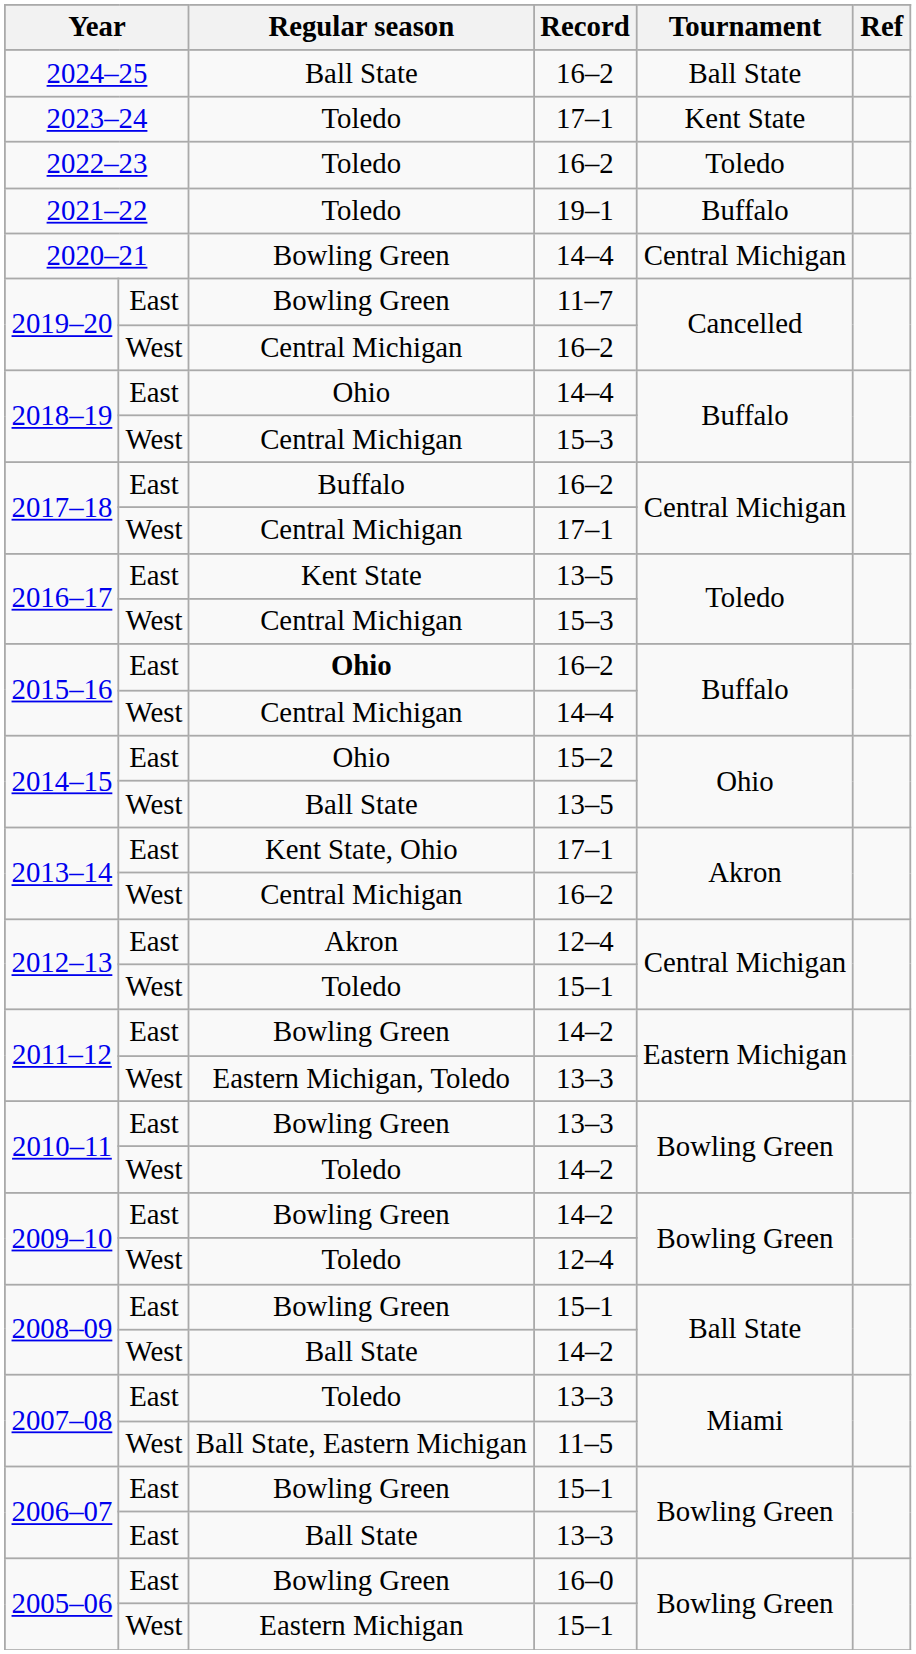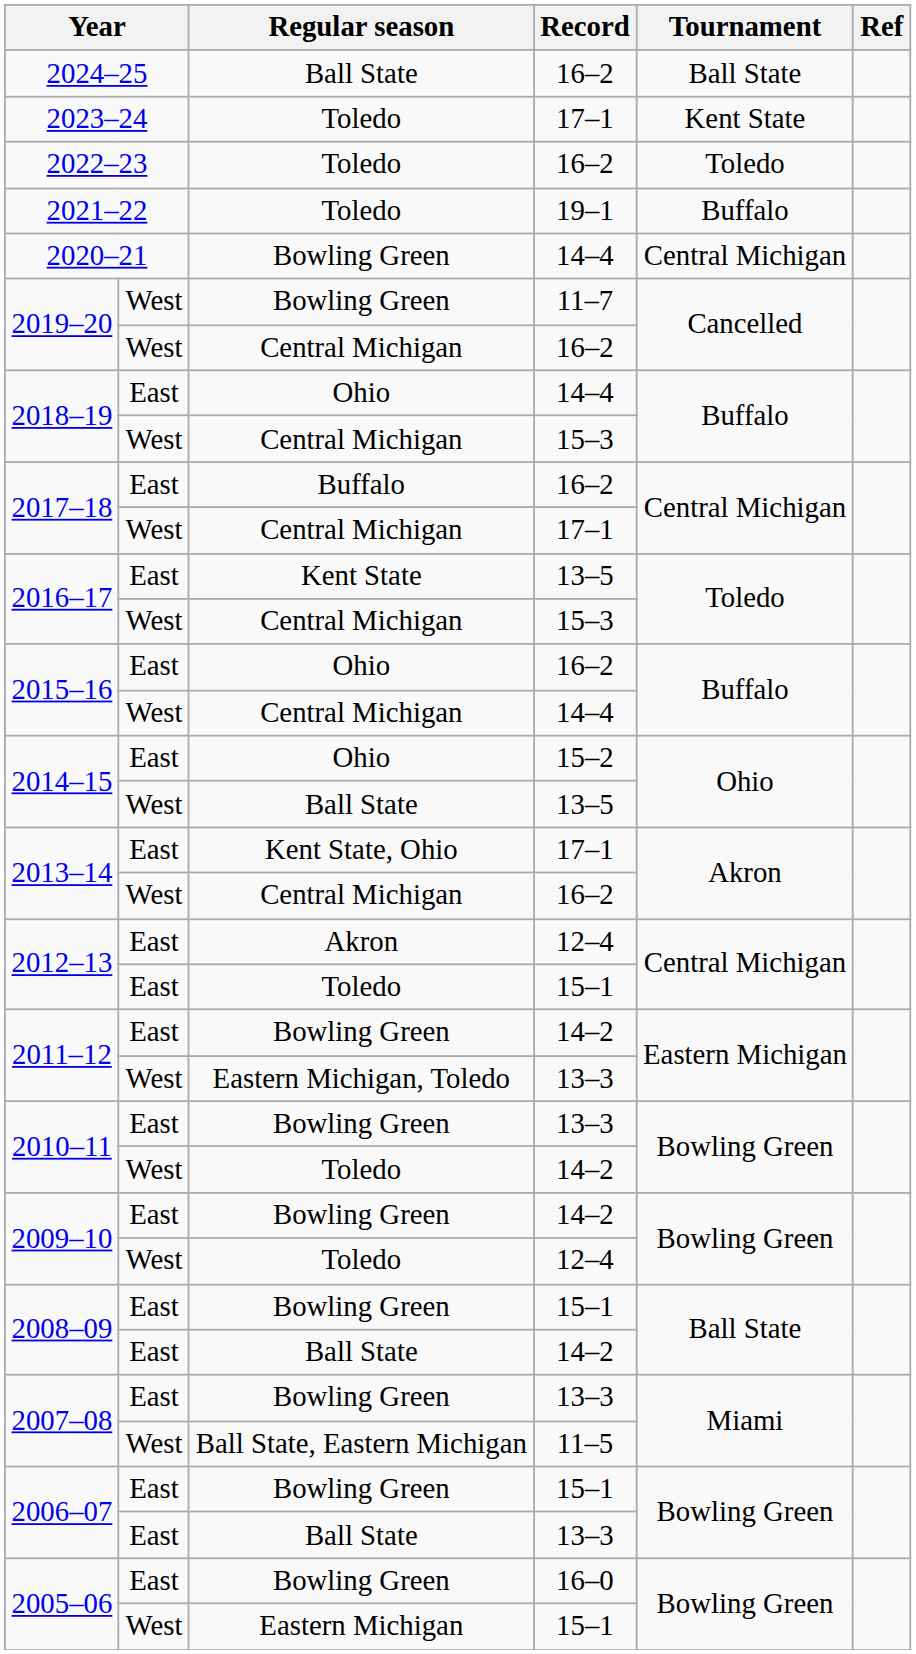(154, 301) East -> (154, 301) West
(361, 666) bold -> (361, 666) normal
(154, 986) West -> (154, 986) East
(154, 1351) West -> (154, 1351) East
(361, 1397) Toledo -> (361, 1397) Bowling Green
